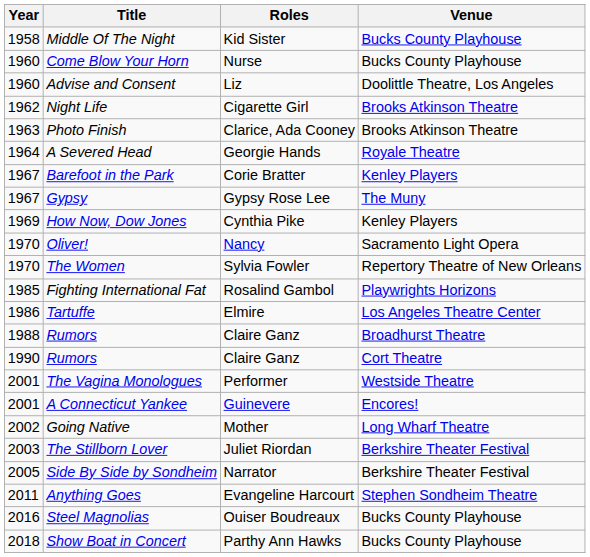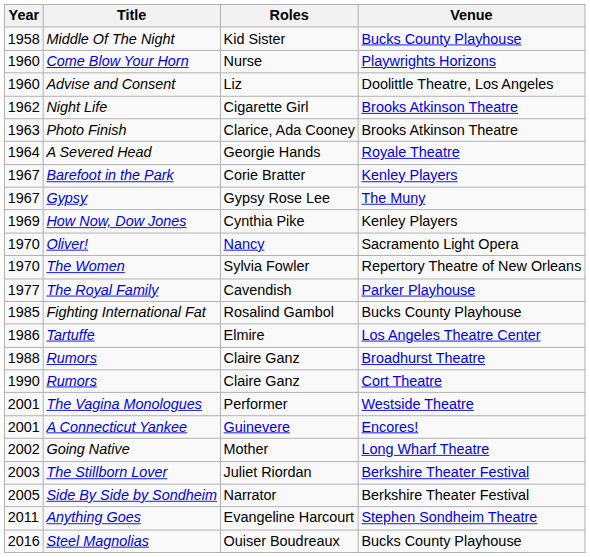(442, 61) Bucks County Playhouse -> (429, 61) Playwrights Horizons
+ row: (24, 289)
(429, 289) Playwrights Horizons -> (442, 312) Bucks County Playhouse
- row: (24, 541)
